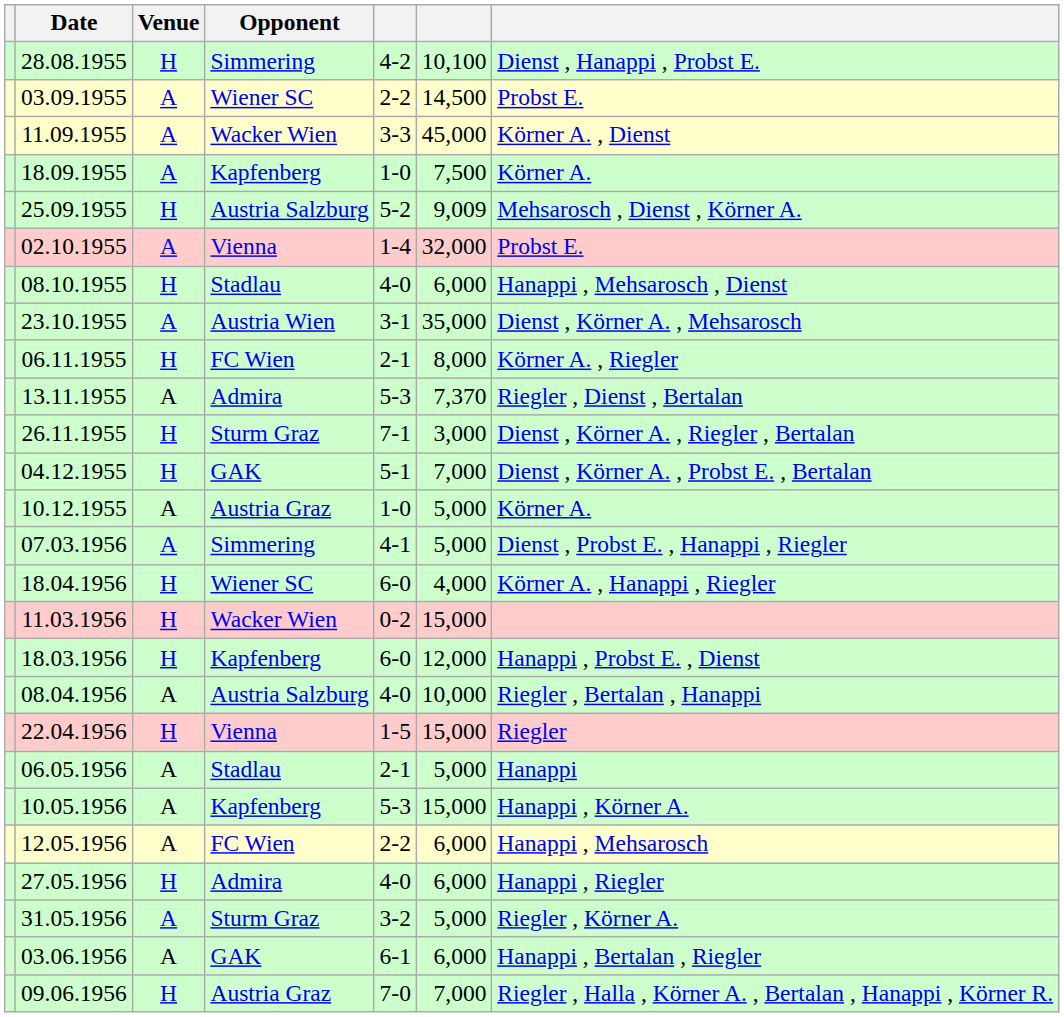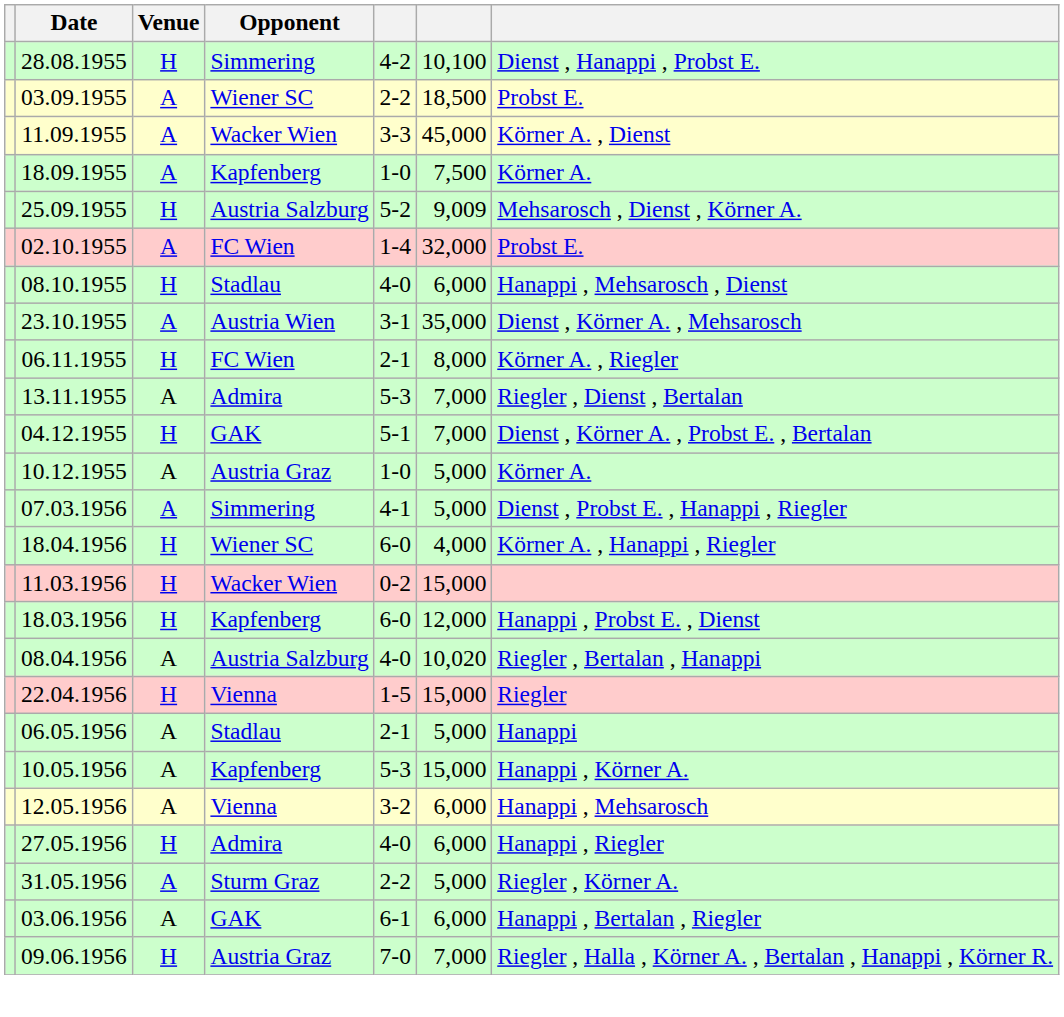(454, 97) 14,500 -> (454, 97) 18,500
(244, 246) Vienna -> (253, 246) FC Wien
(460, 396) 7,370 -> (460, 396) 7,000
- row: (74, 433)
(454, 694) 10,000 -> (454, 657) 10,020
(253, 843) FC Wien -> (244, 806) Vienna
(395, 843) 2-2 -> (395, 806) 3-2
(395, 918) 3-2 -> (395, 881) 2-2
